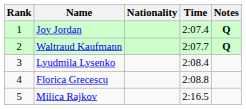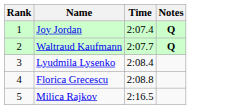- column: (152, 12)
